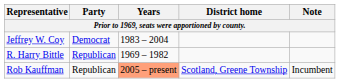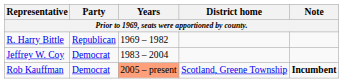rows swapped: (35, 55) <-> (35, 39)
(94, 70) Republican -> (91, 70) Democrat
(312, 70) normal -> (314, 70) bold
